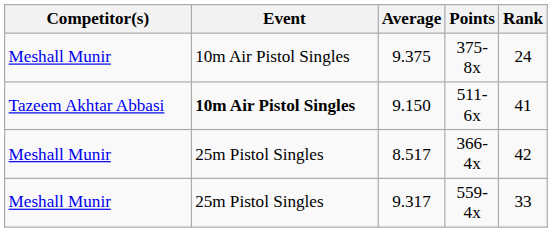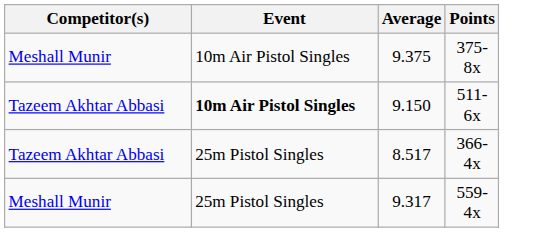- column: (523, 19)
(60, 154) Meshall Munir -> (86, 154) Tazeem Akhtar Abbasi
